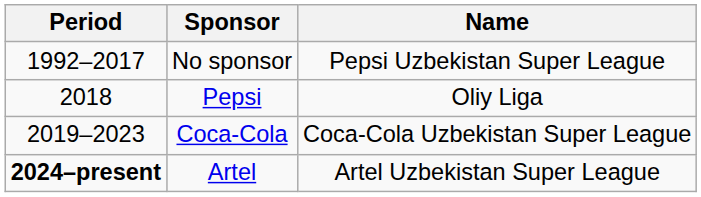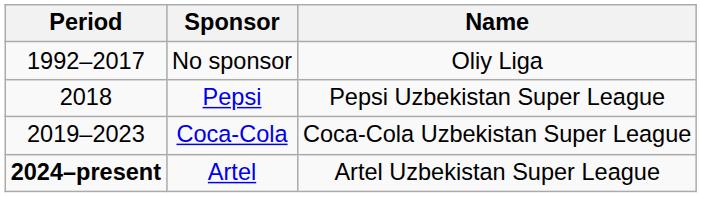(497, 60) Pepsi Uzbekistan Super League -> (497, 60) Oliy Liga
(497, 97) Oliy Liga -> (497, 97) Pepsi Uzbekistan Super League
